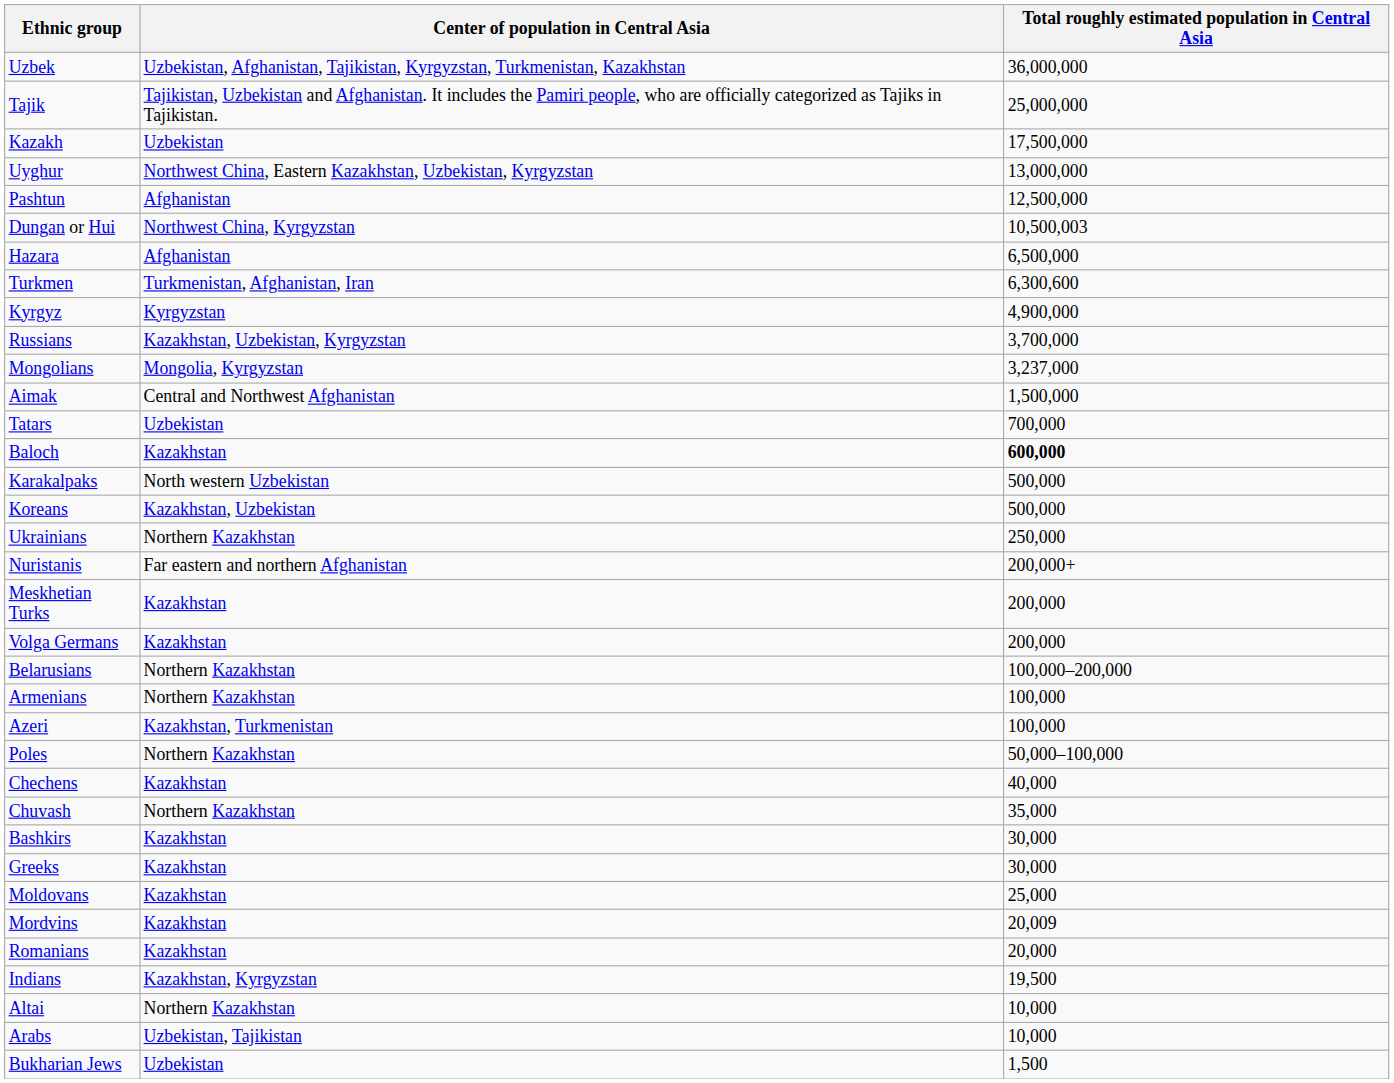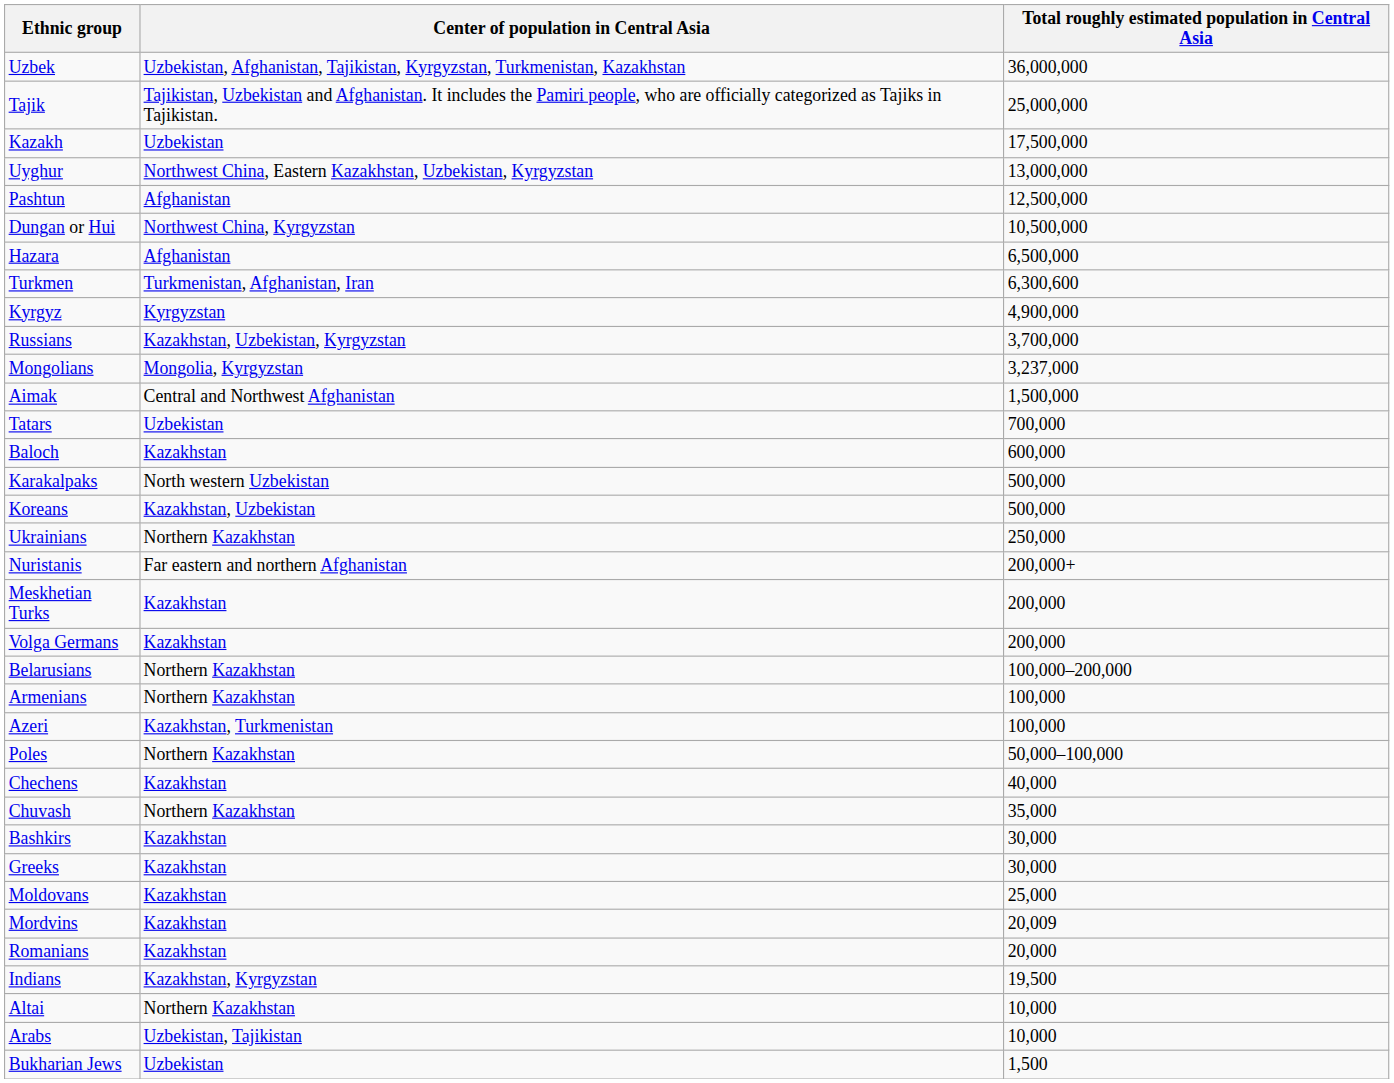(1048, 227) 10,500,003 -> (1048, 227) 10,500,000
(1037, 452) bold -> (1037, 452) normal
